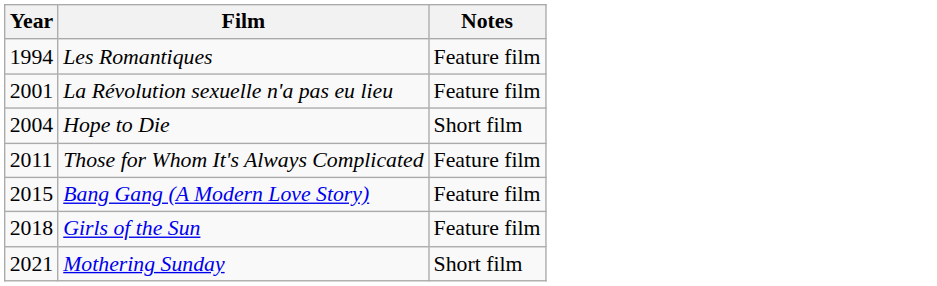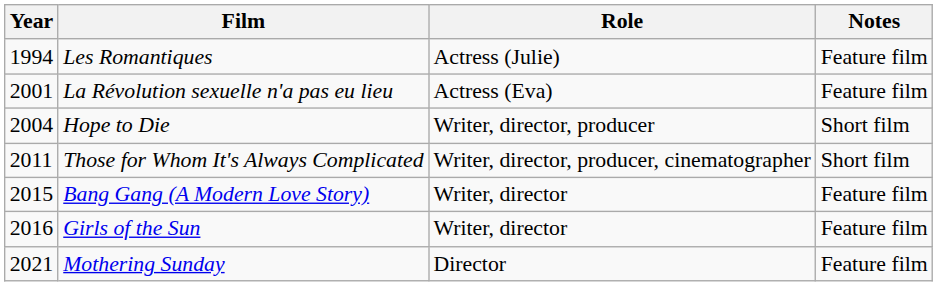+ column: (622, 21)
(487, 159) Feature film -> (865, 159) Short film
(31, 228) 2018 -> (31, 228) 2016
(478, 263) Short film -> (874, 263) Feature film
